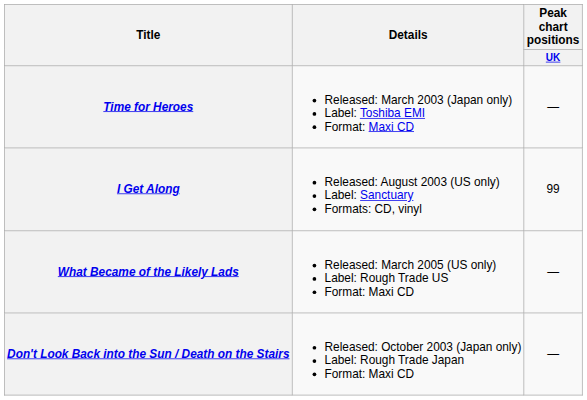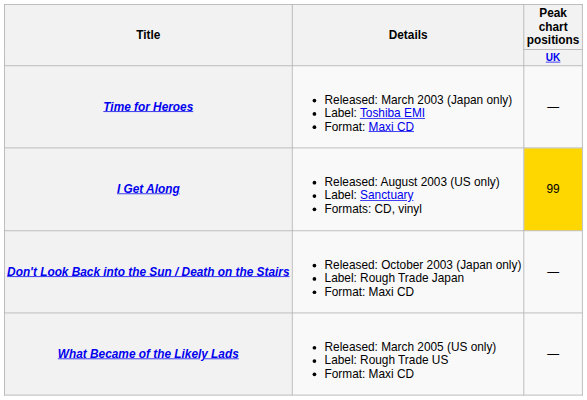(553, 189) no background -> (553, 189) gold background
rows swapped: (148, 354) <-> (148, 271)
